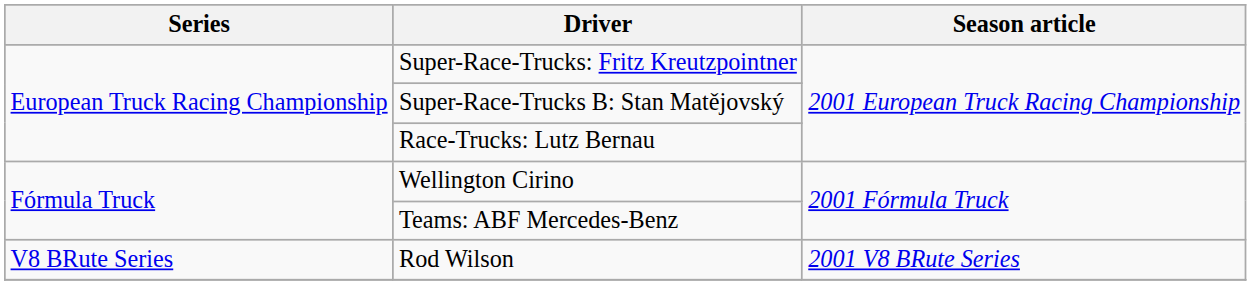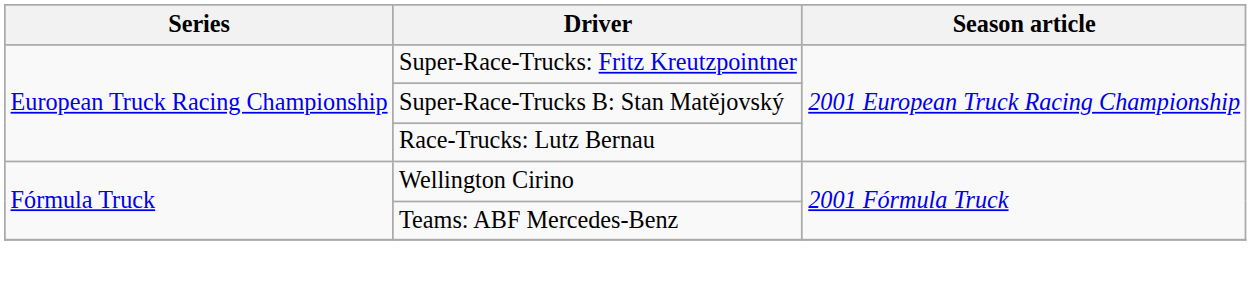- row: (456, 259)
